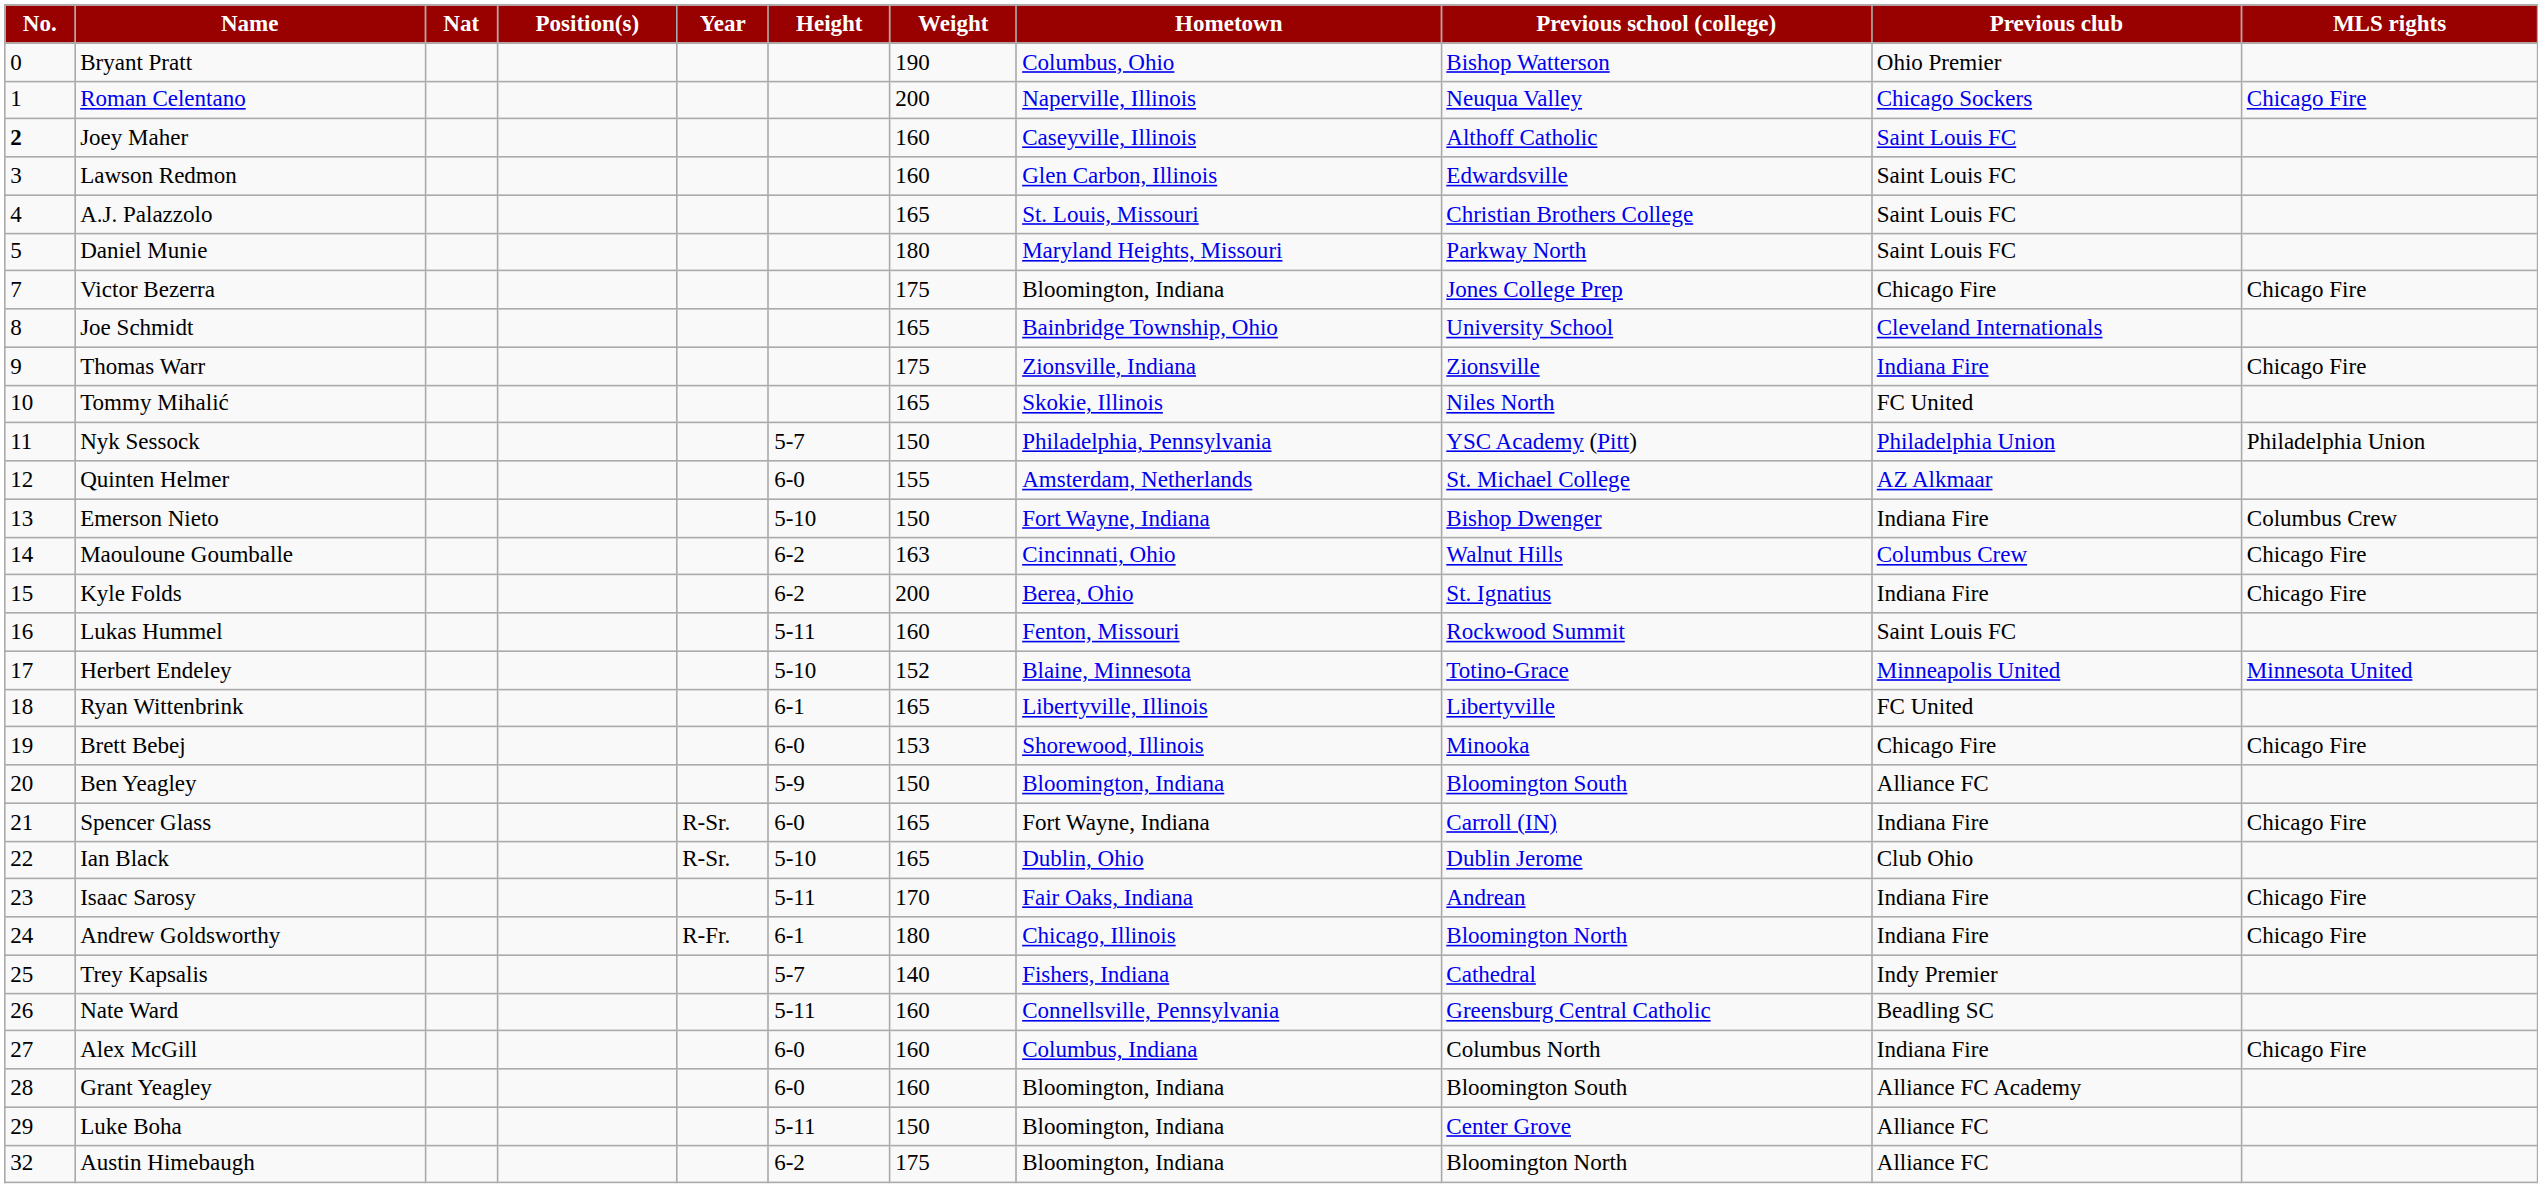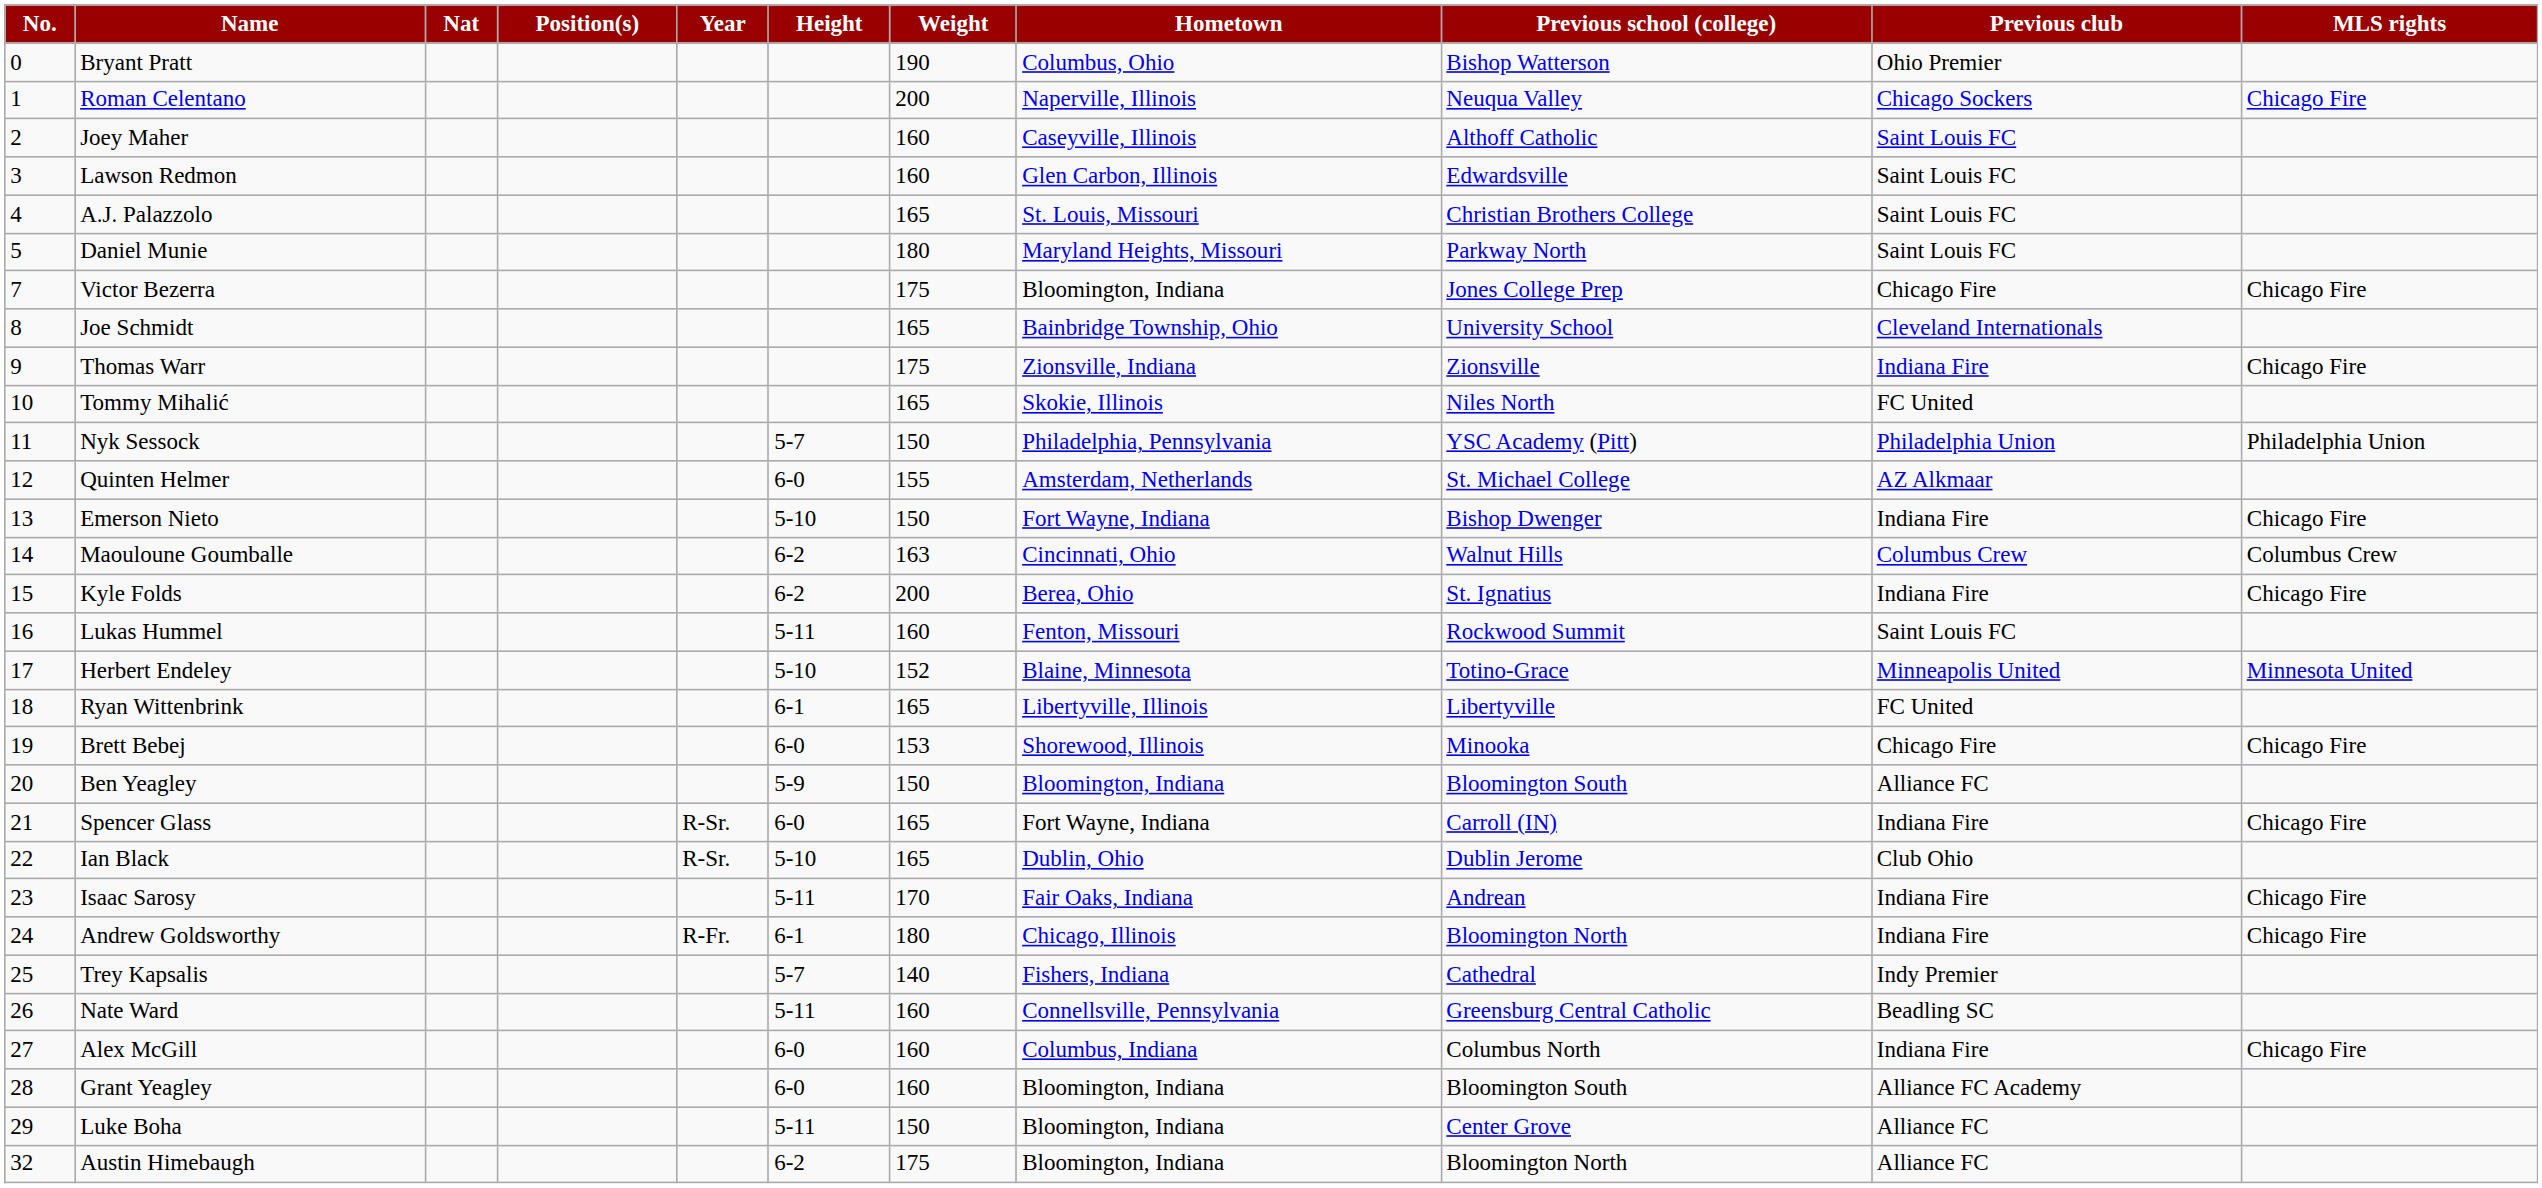(16, 137) bold -> (16, 137) normal
(2322, 517) Columbus Crew -> (2307, 517) Chicago Fire
(2307, 555) Chicago Fire -> (2322, 555) Columbus Crew
